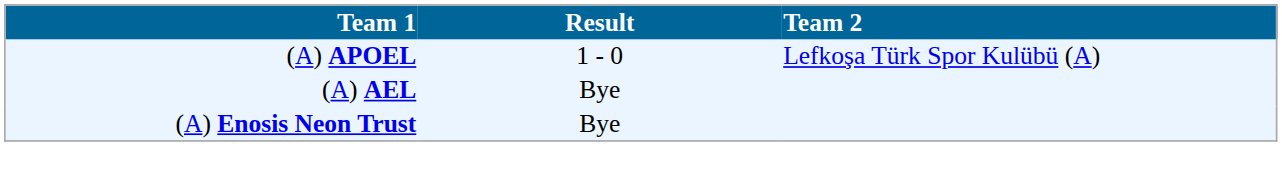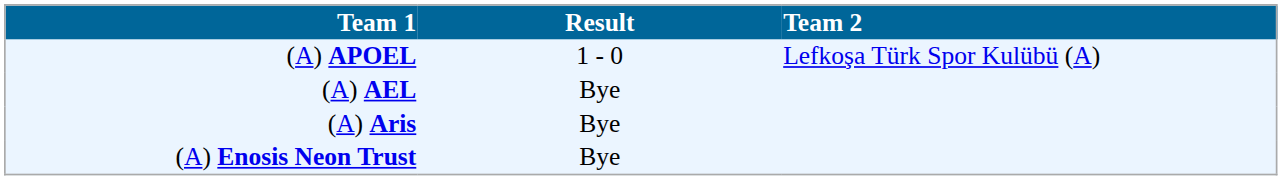+ row: (372, 122)
